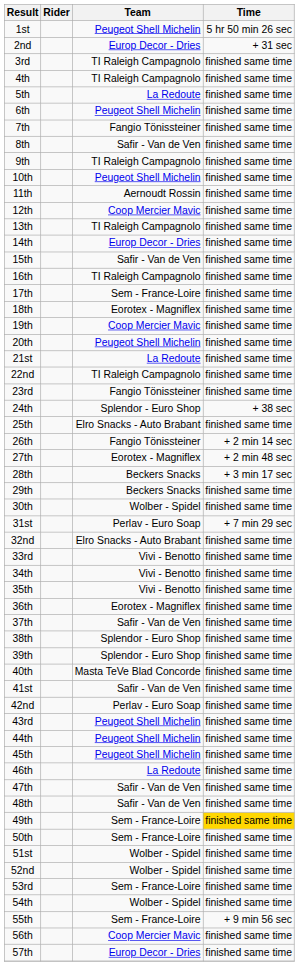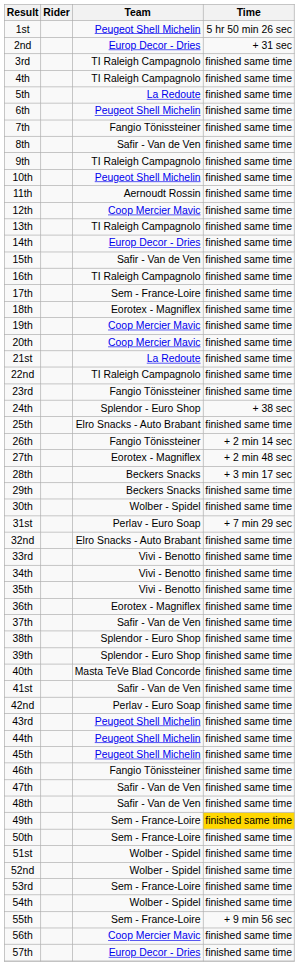(148, 342) Peugeot Shell Michelin -> (154, 342) Coop Mercier Mavic
(174, 771) La Redoute -> (155, 771) Fangio Tönissteiner
